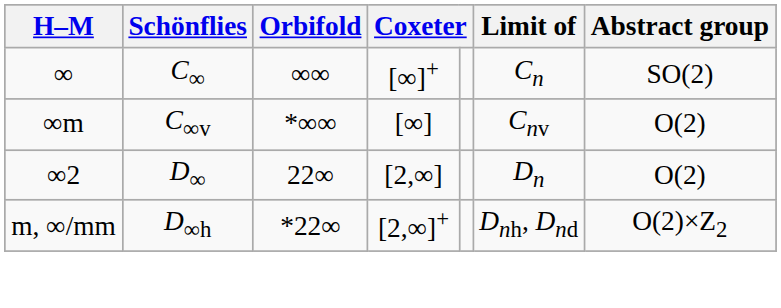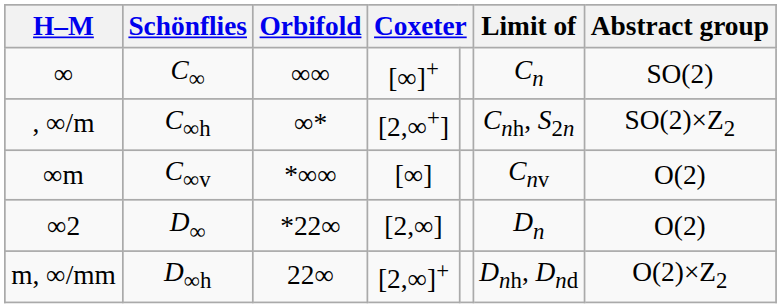+ row: (188, 124)
(311, 174) 22∞ -> (311, 225) *22∞
(311, 225) *22∞ -> (311, 275) 22∞
